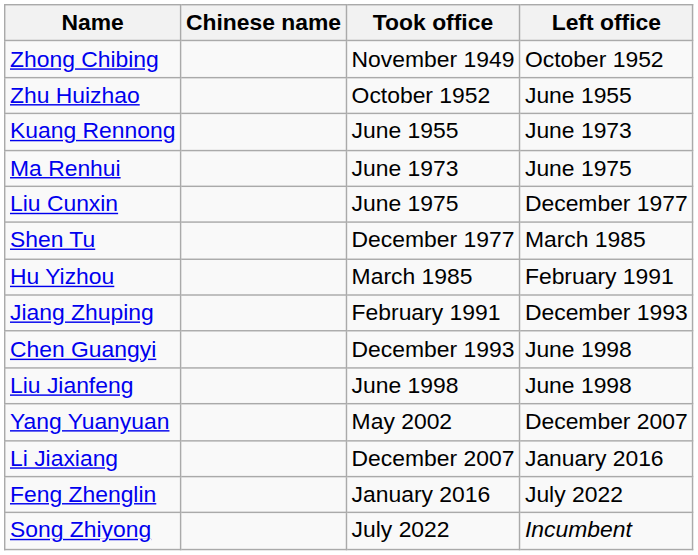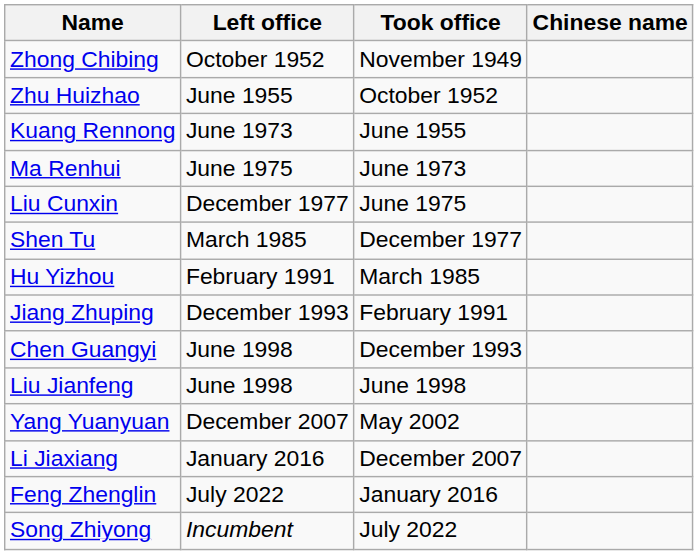columns swapped: (263, 22) <-> (606, 22)
